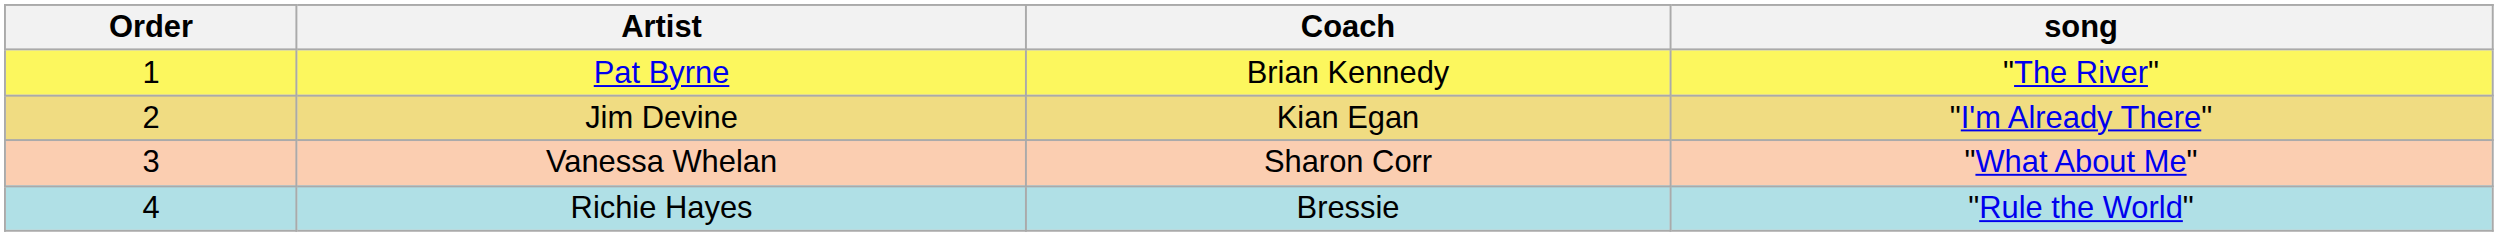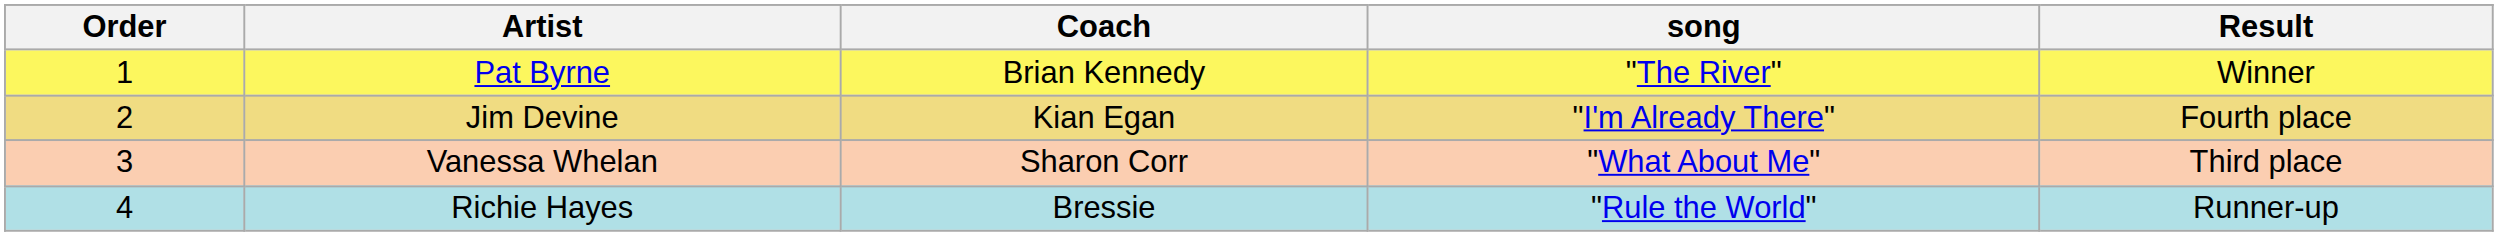+ column: (2266, 27)
